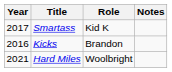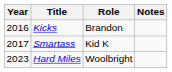rows swapped: (45, 43) <-> (54, 28)
(18, 59) 2021 -> (18, 59) 2023
